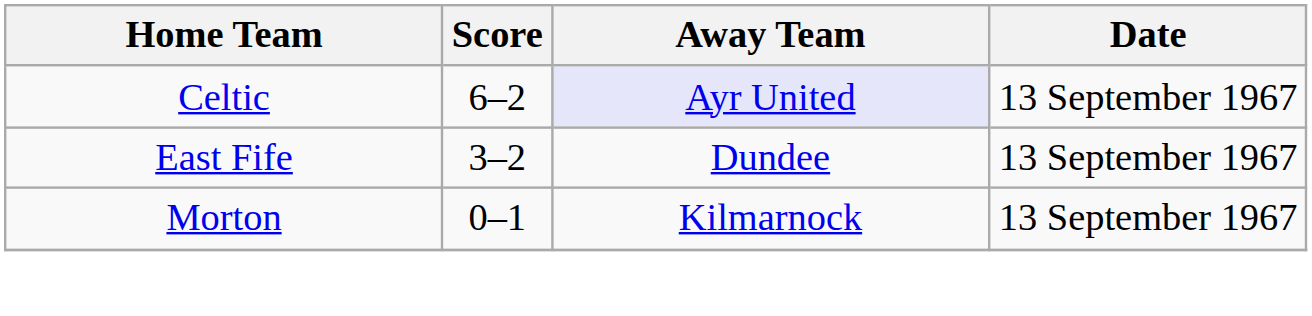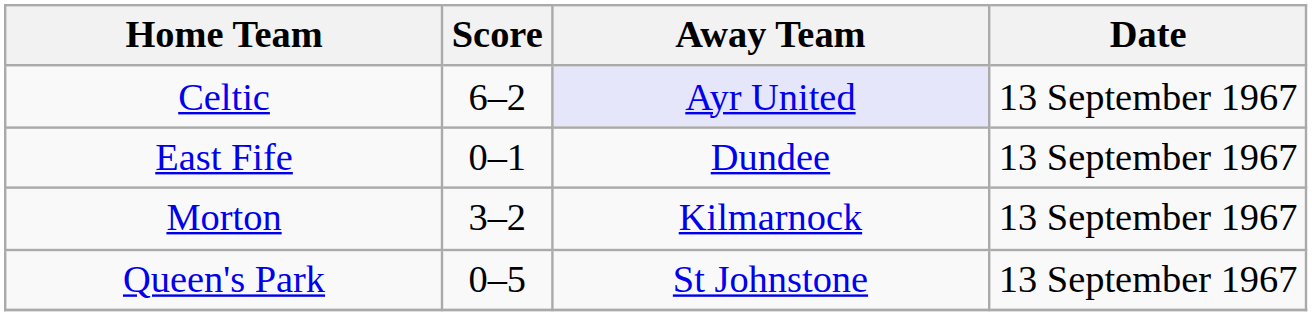(497, 156) 3–2 -> (497, 156) 0–1
(497, 217) 0–1 -> (497, 217) 3–2
+ row: (224, 278)
